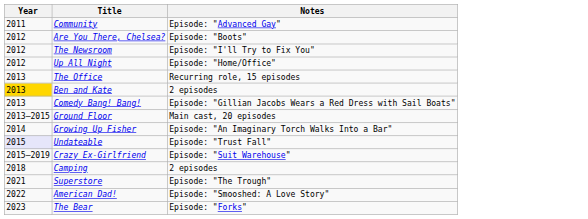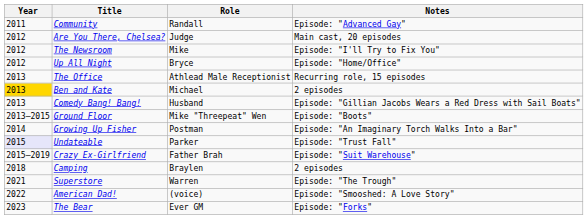+ column: (230, 11)
(208, 37) Episode: "Boots" -> (348, 37) Main cast, 20 episodes
(223, 116) Main cast, 20 episodes -> (333, 116) Episode: "Boots"
